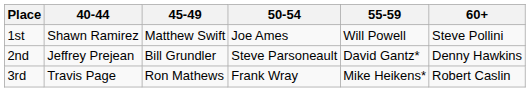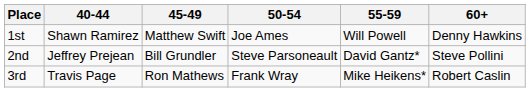(468, 35) Steve Pollini -> (477, 35) Denny Hawkins
(477, 55) Denny Hawkins -> (468, 55) Steve Pollini
